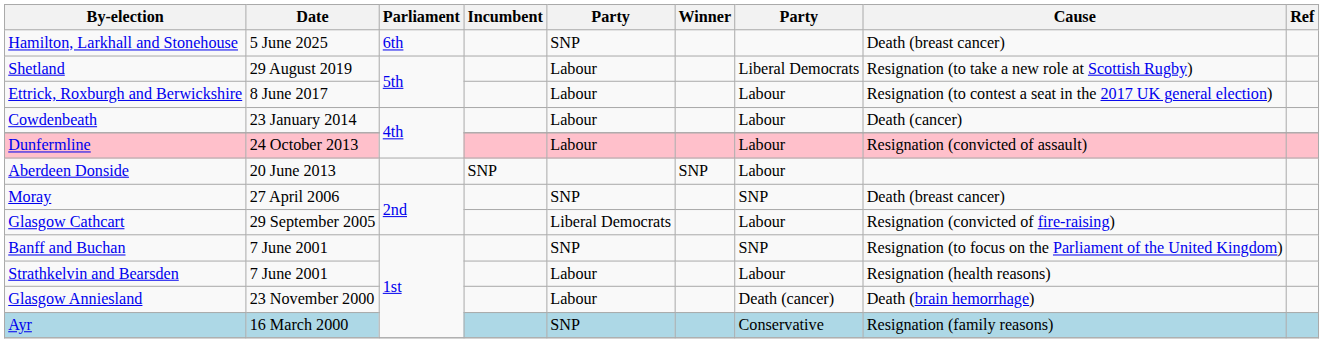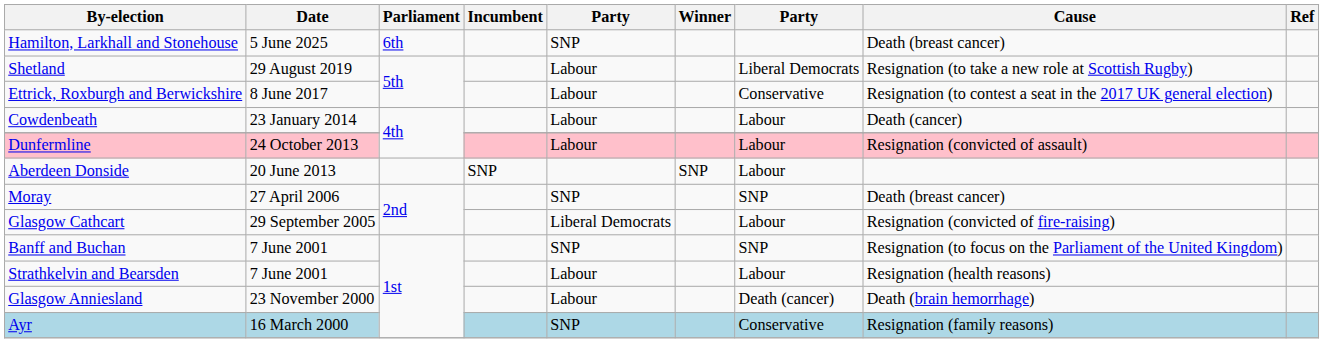(762, 94) Labour -> (781, 94) Conservative
